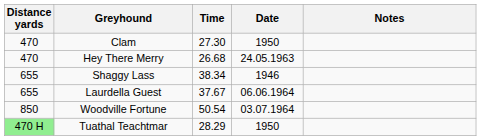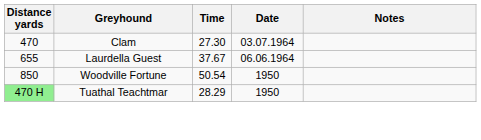(267, 42) 1950 -> (267, 42) 03.07.1964
- row: (123, 59)
- row: (123, 76)
(267, 110) 03.07.1964 -> (267, 76) 1950
